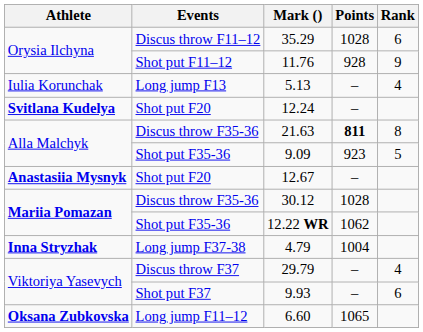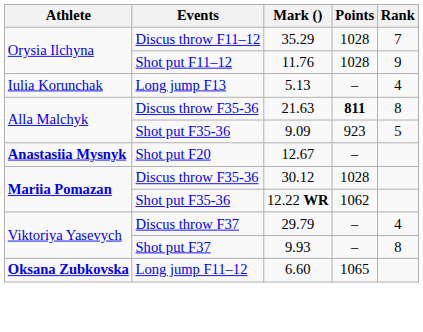(398, 39) 6 -> (398, 39) 7
(355, 62) 928 -> (355, 62) 1028
- row: (298, 108)
- row: (298, 246)
(398, 293) 6 -> (398, 246) 8
